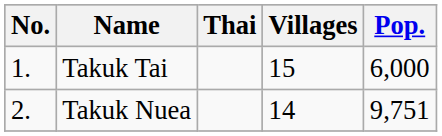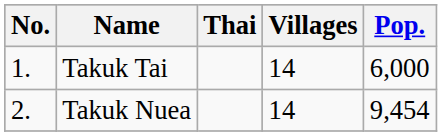(282, 67) 15 -> (282, 67) 14
(400, 109) 9,751 -> (400, 109) 9,454
